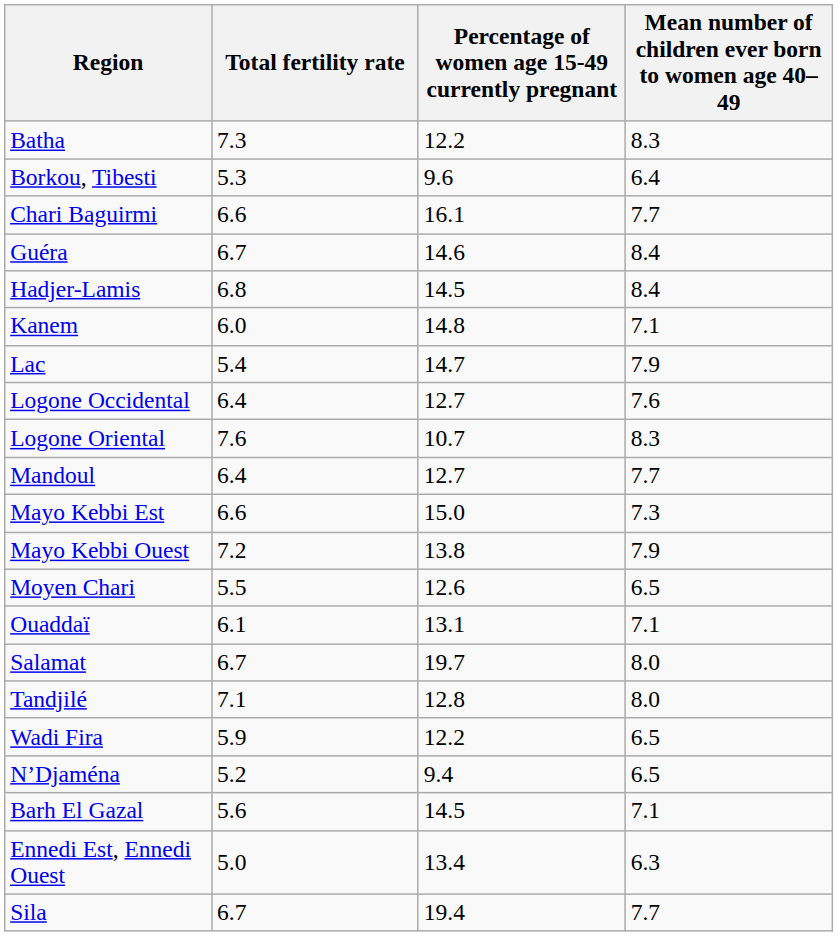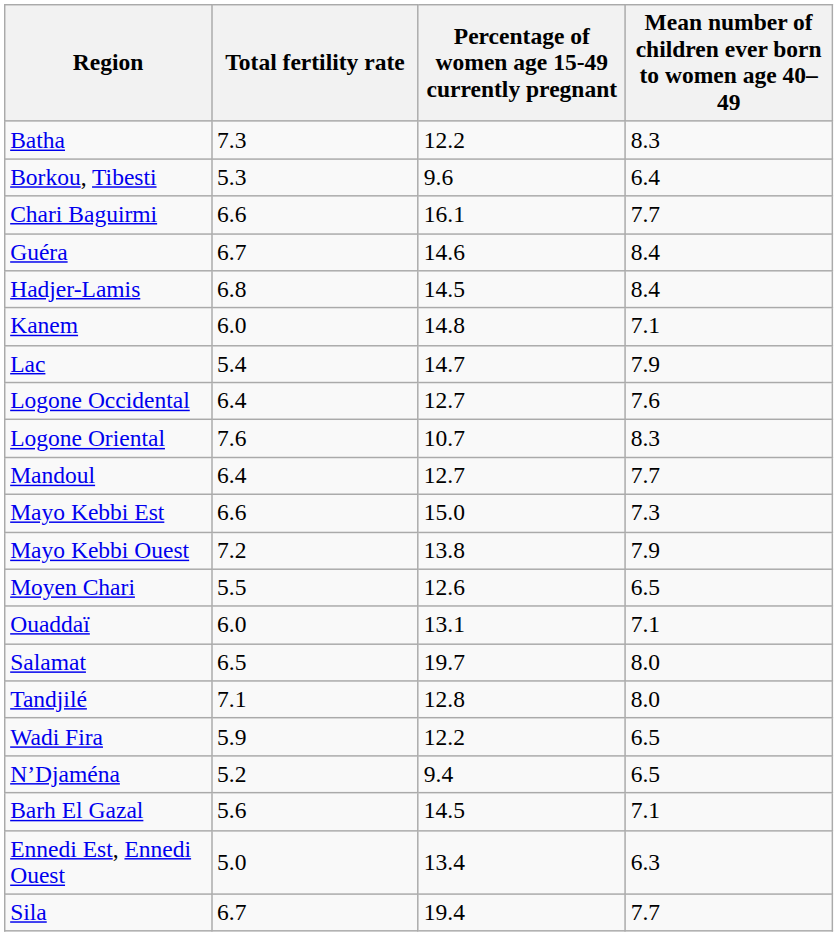(232, 624) 6.1 -> (232, 624) 6.0
(232, 662) 6.7 -> (232, 662) 6.5
